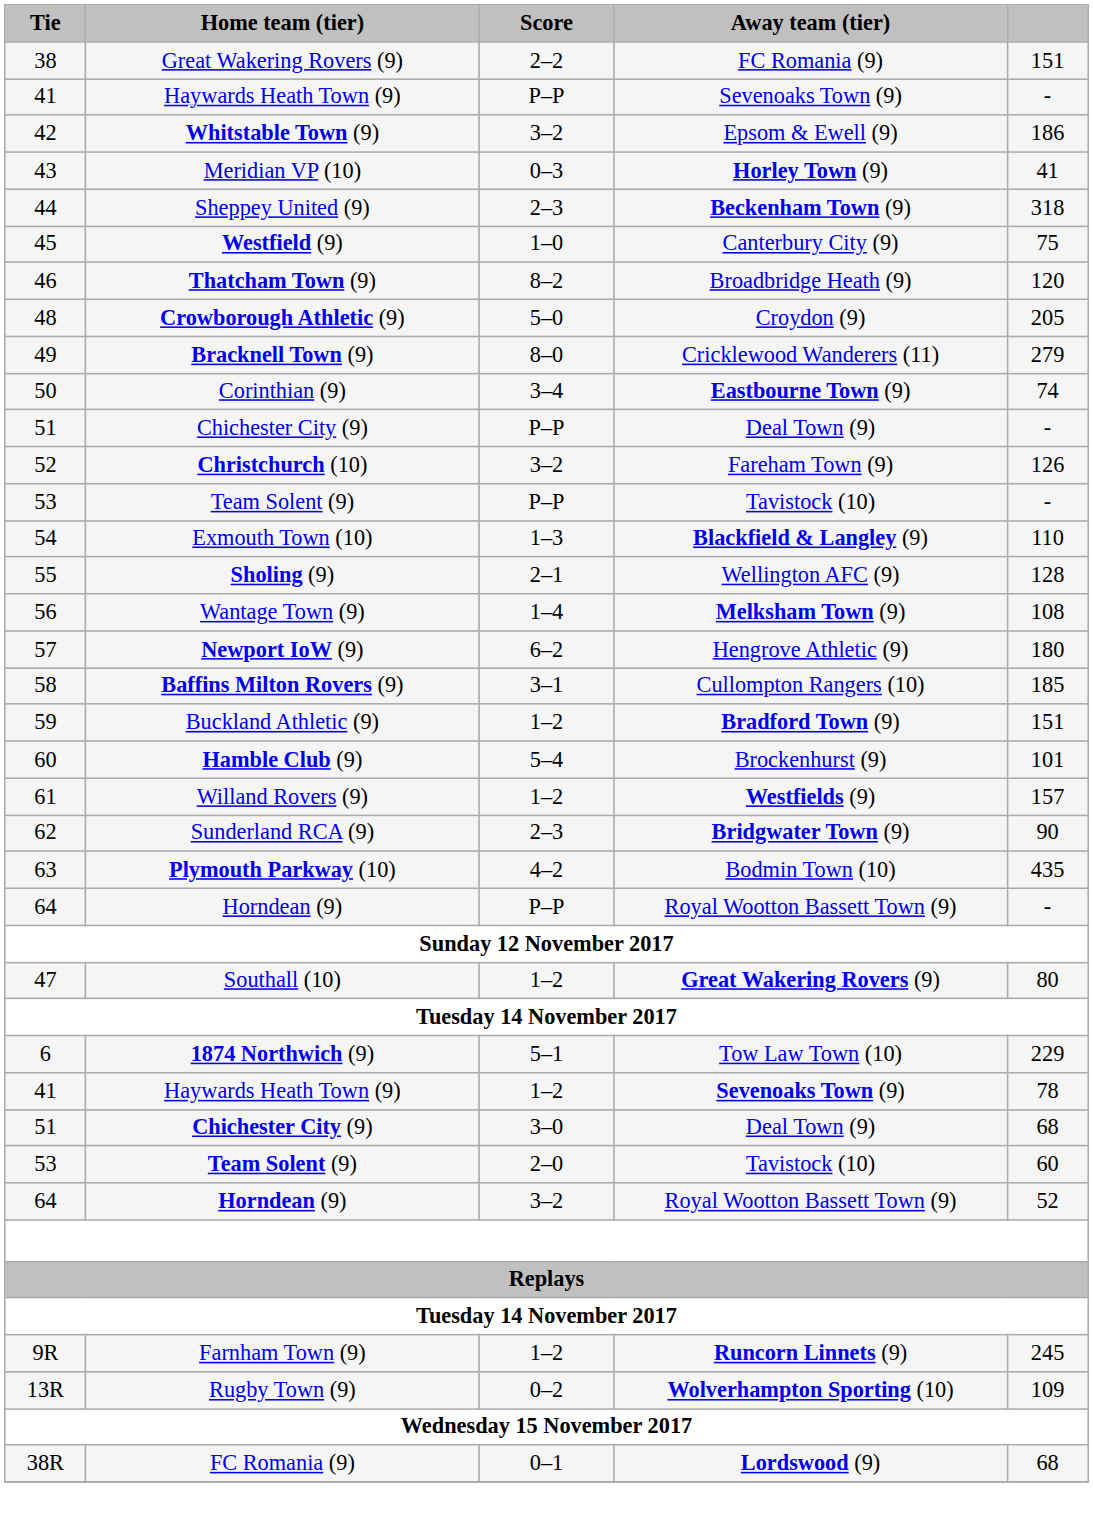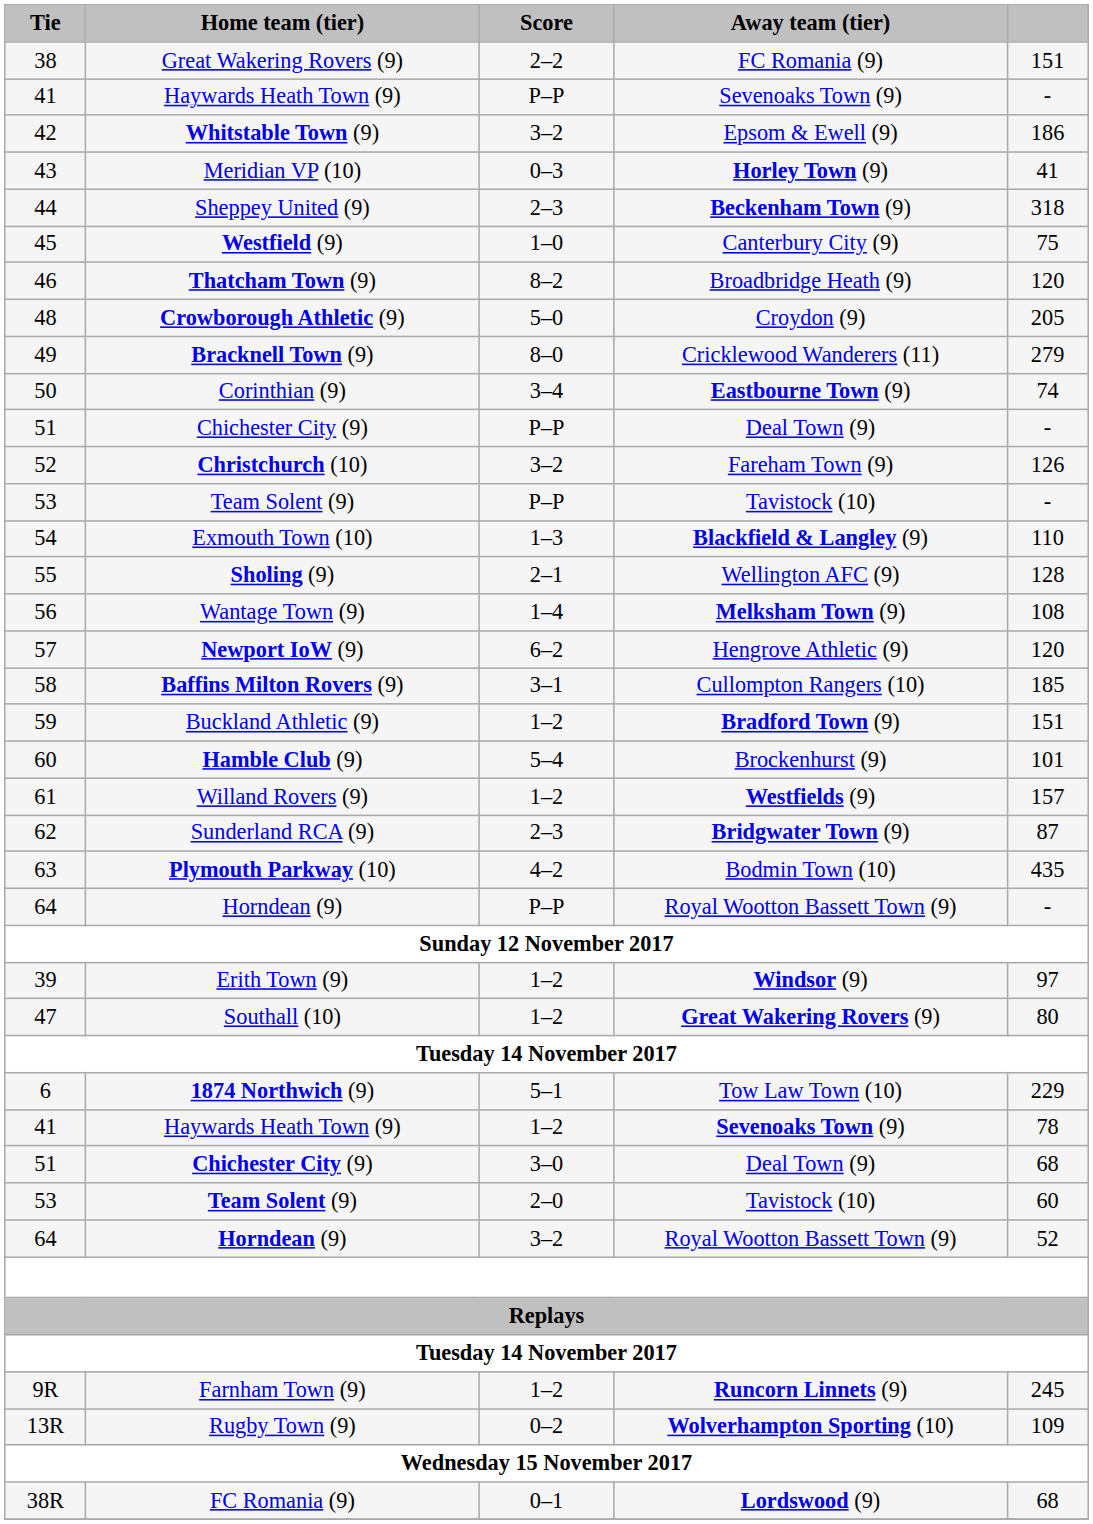(1048, 649) 180 -> (1048, 649) 120
(1048, 833) 90 -> (1048, 833) 87
+ row: (45, 980)
